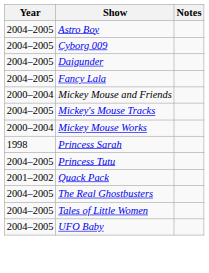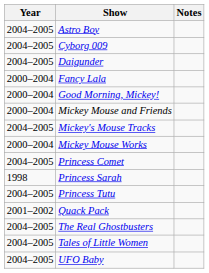(30, 78) 2004–2005 -> (30, 78) 2000–2004
+ row: (109, 95)
+ row: (91, 161)
